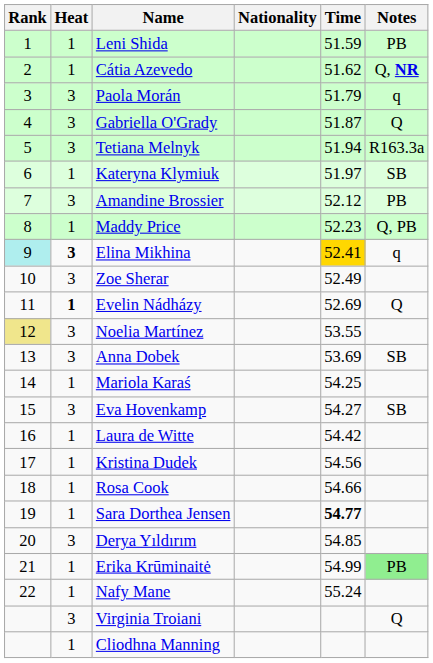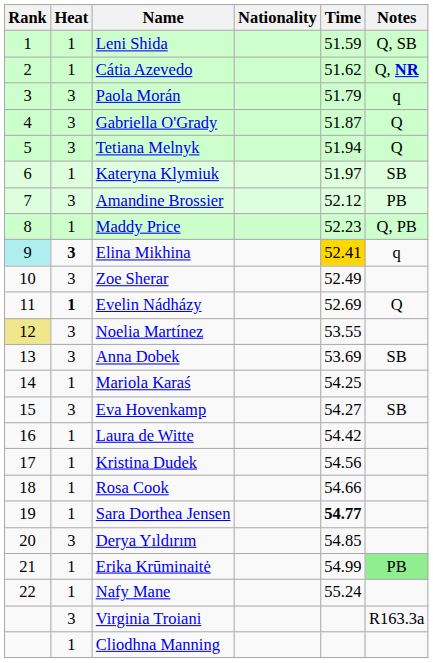(397, 43) PB -> (397, 43) Q, SB
(397, 148) R163.3a -> (397, 148) Q
(397, 618) Q -> (397, 618) R163.3a
